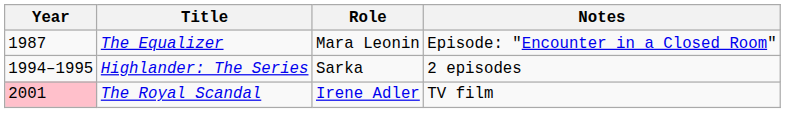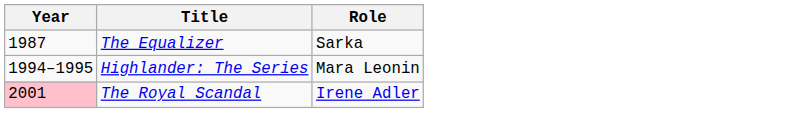- column: (602, 17)
(368, 43) Mara Leonin -> (340, 43) Sarka
(340, 69) Sarka -> (368, 69) Mara Leonin
